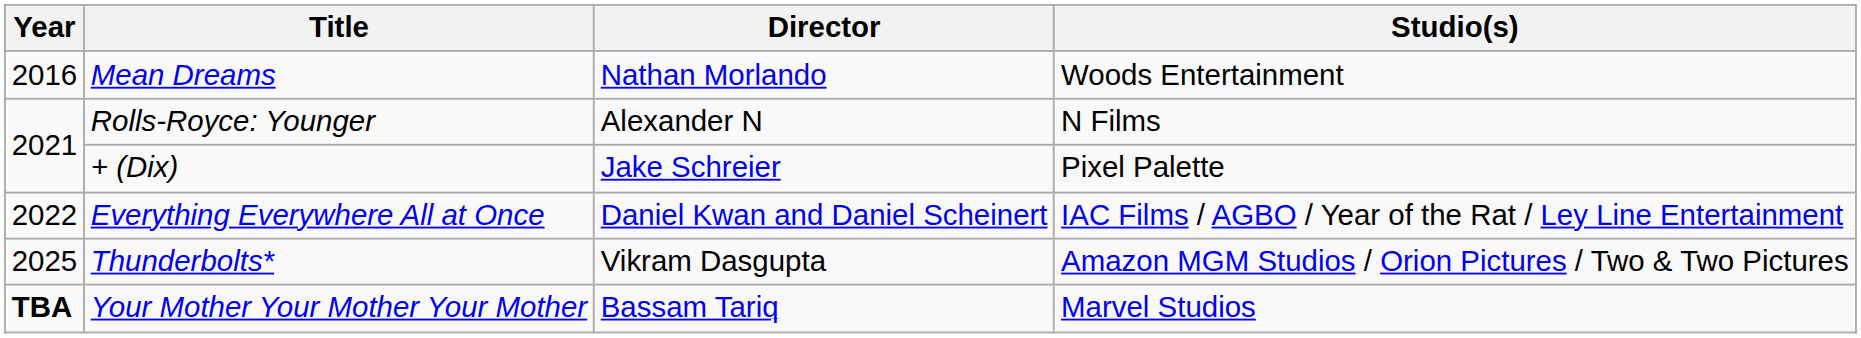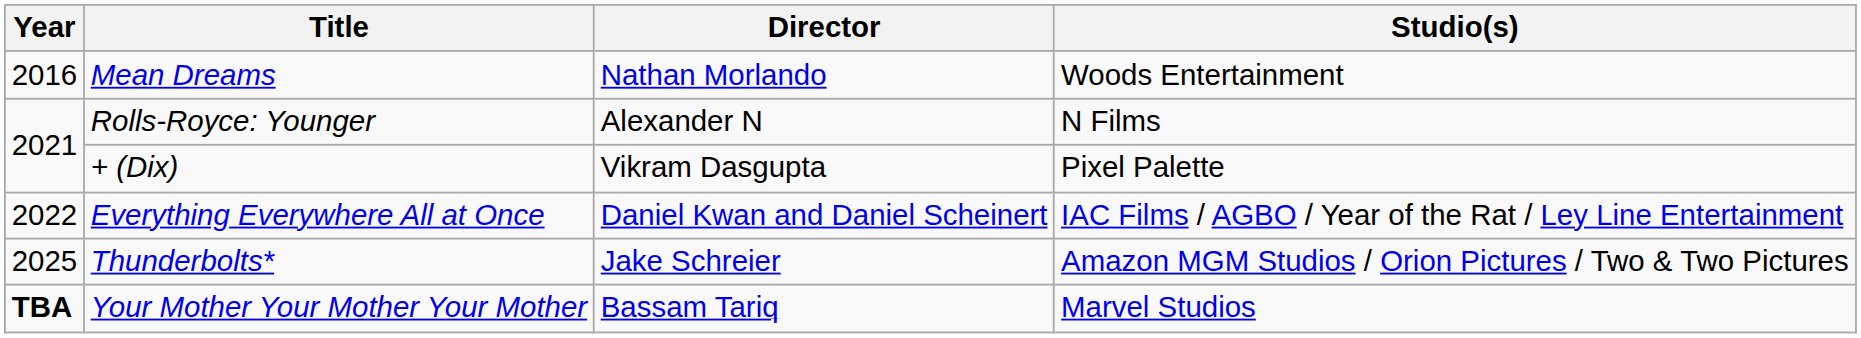(691, 167) Jake Schreier -> (713, 167) Vikram Dasgupta
(713, 261) Vikram Dasgupta -> (691, 261) Jake Schreier
